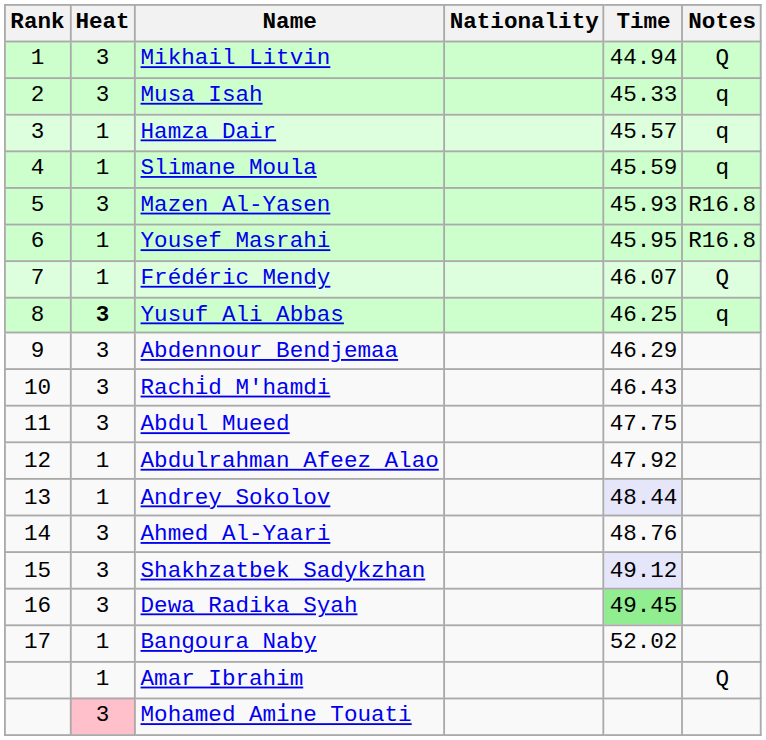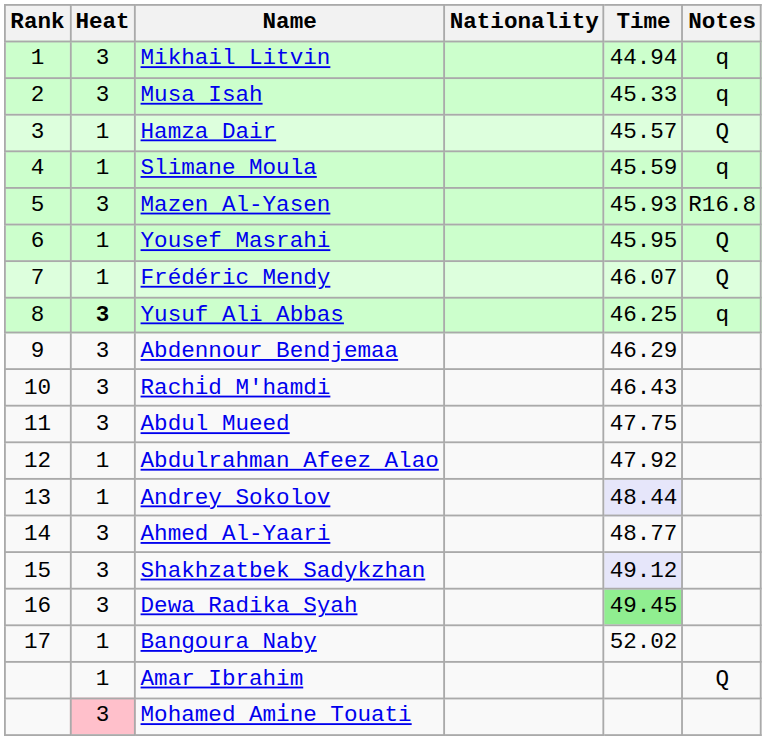(722, 60) Q -> (722, 60) q
(722, 133) q -> (722, 133) Q
(722, 242) R16.8 -> (722, 242) Q
(644, 534) 48.76 -> (644, 534) 48.77
